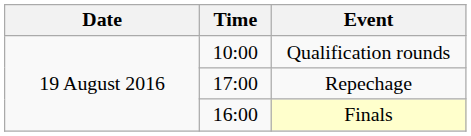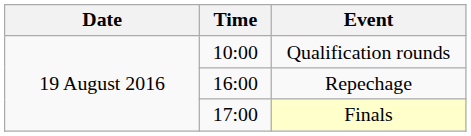(235, 83) 17:00 -> (235, 83) 16:00
(235, 114) 16:00 -> (235, 114) 17:00
